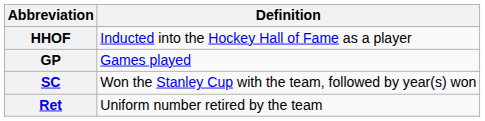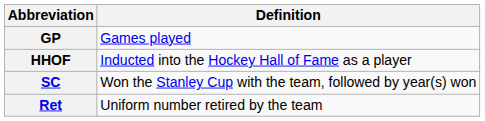rows swapped: (51, 60) <-> (51, 37)
